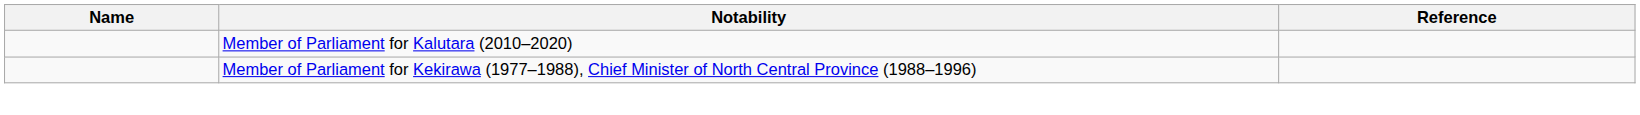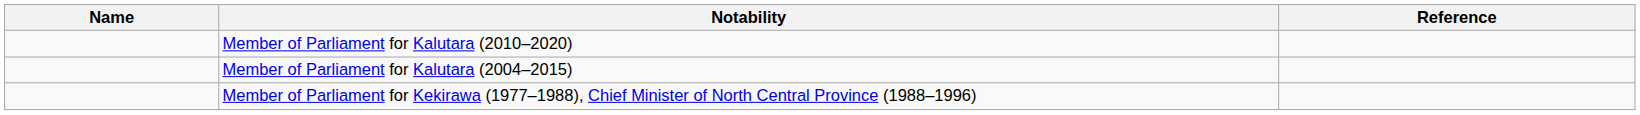+ row: (398, 69)
